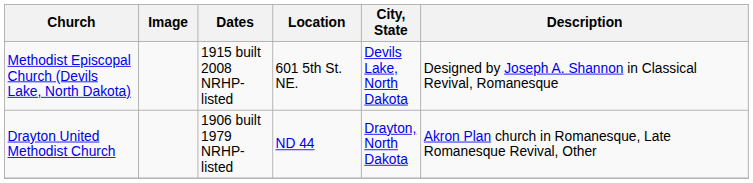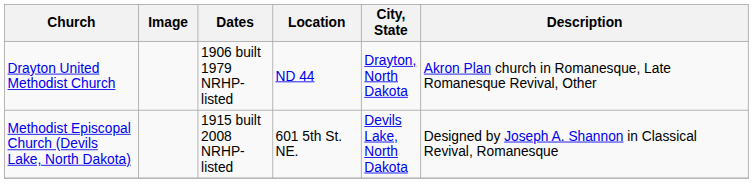rows swapped: (69, 75) <-> (62, 144)
